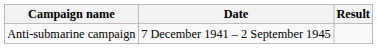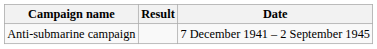columns swapped: (236, 14) <-> (353, 14)
